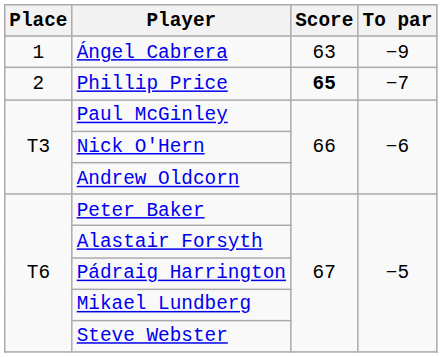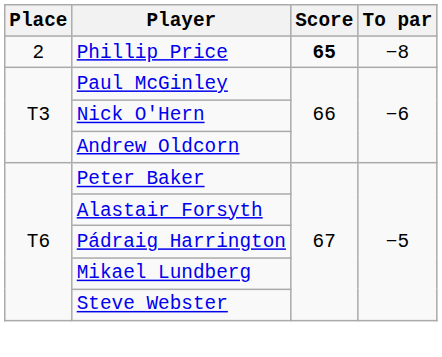- row: (152, 52)
(397, 84) −7 -> (397, 52) −8
